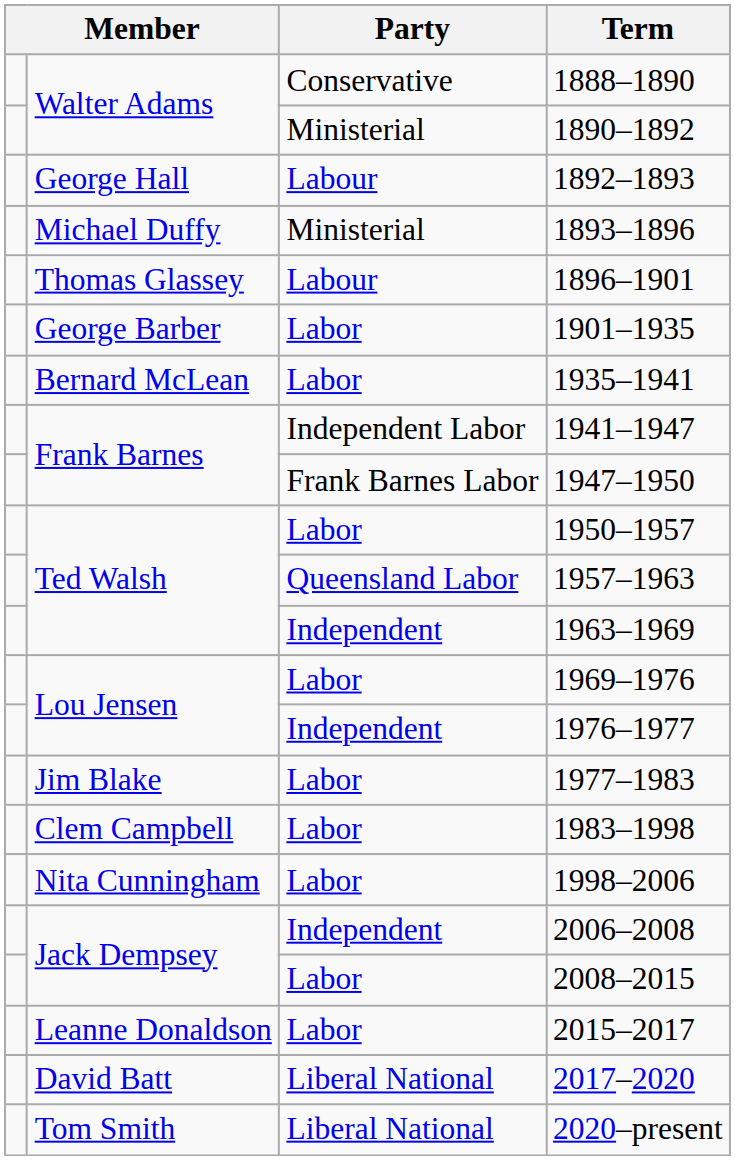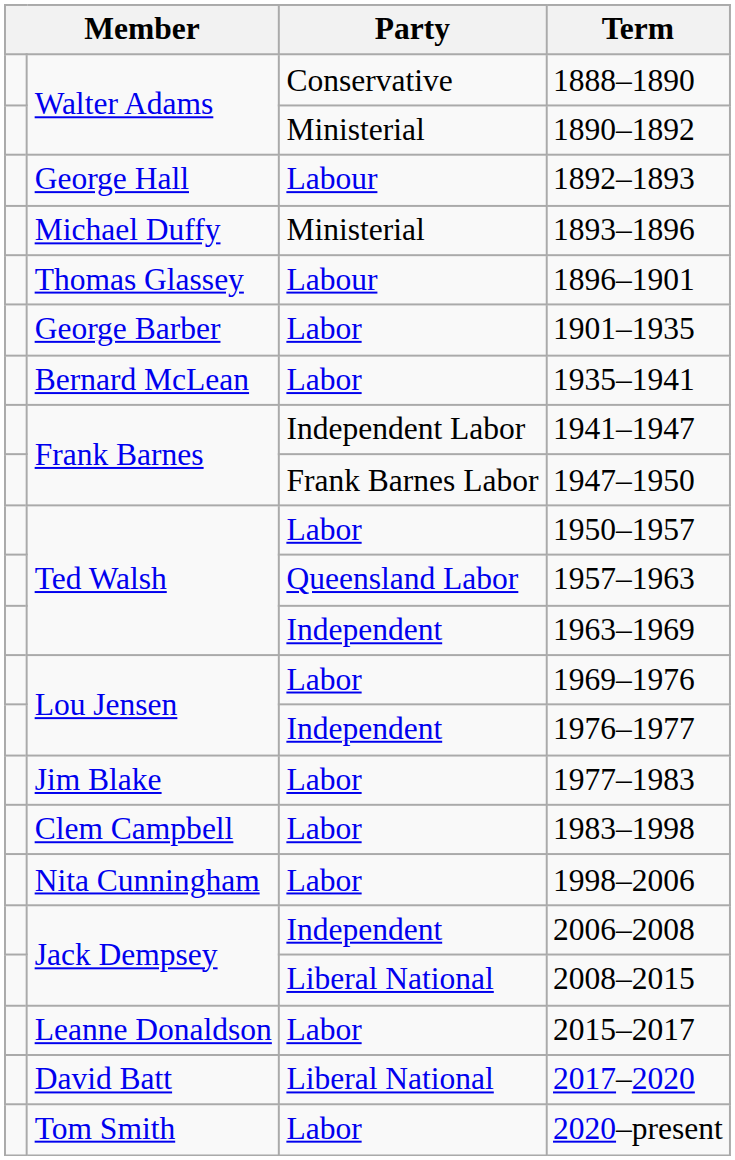(324, 979) Labor -> (390, 979) Liberal National
(390, 1129) Liberal National -> (324, 1129) Labor
